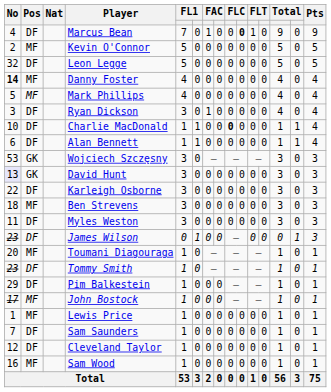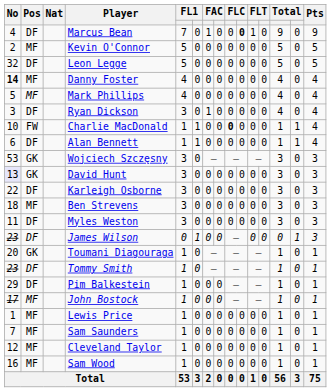(32, 128) DF -> (32, 128) FW
(32, 254) MF -> (32, 254) GK
(32, 332) DF -> (32, 332) MF
(32, 348) DF -> (32, 348) MF
